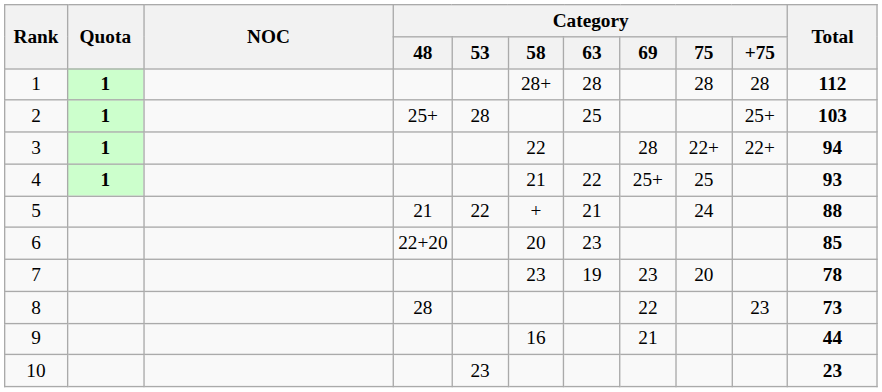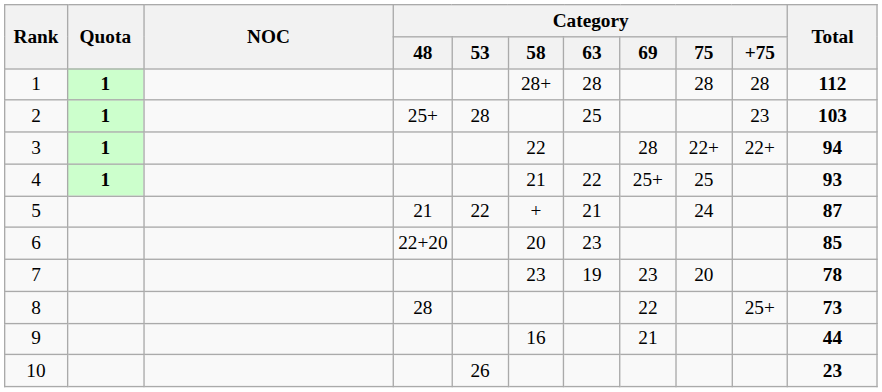(760, 116) 25+ -> (760, 116) 23
(832, 211) 88 -> (832, 211) 87
(760, 307) 23 -> (760, 307) 25+
(480, 370) 23 -> (480, 370) 26
